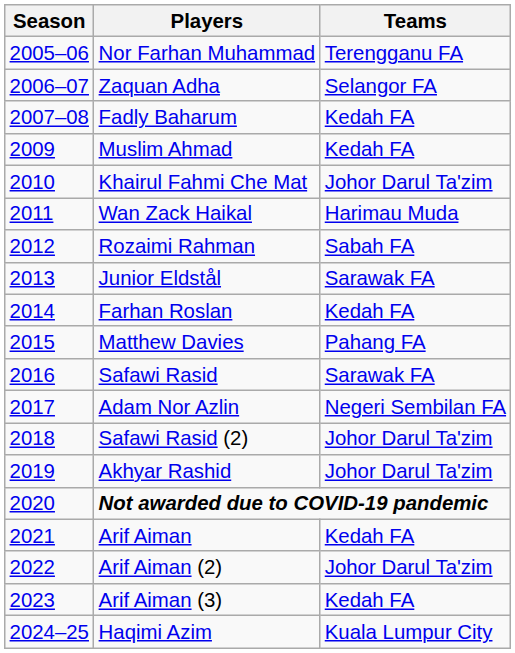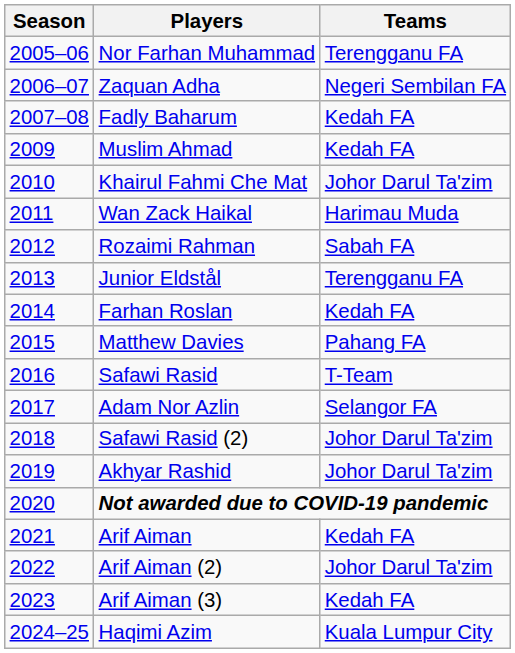(381, 85) Selangor FA -> (415, 85) Negeri Sembilan FA
(380, 278) Sarawak FA -> (394, 278) Terengganu FA
(380, 374) Sarawak FA -> (359, 374) T-Team
(415, 406) Negeri Sembilan FA -> (381, 406) Selangor FA
